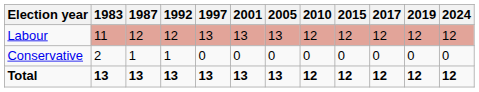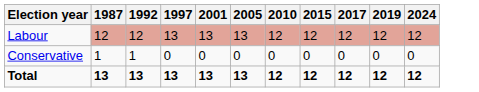- column: (108, 14)
